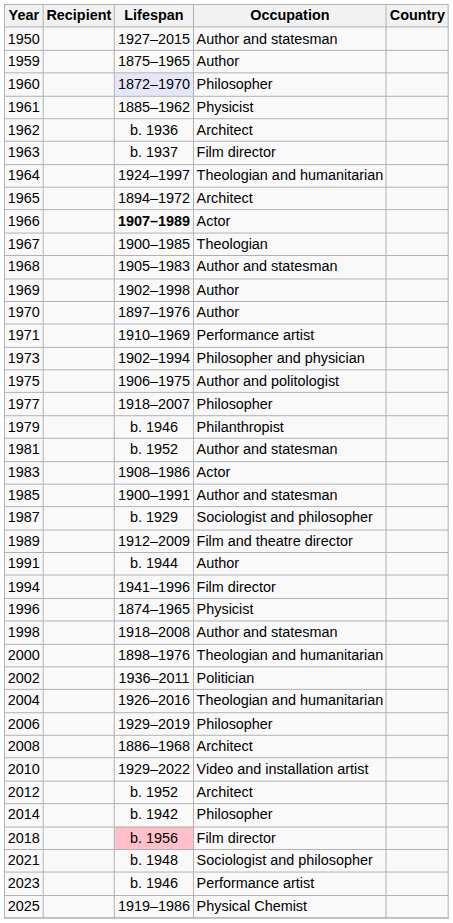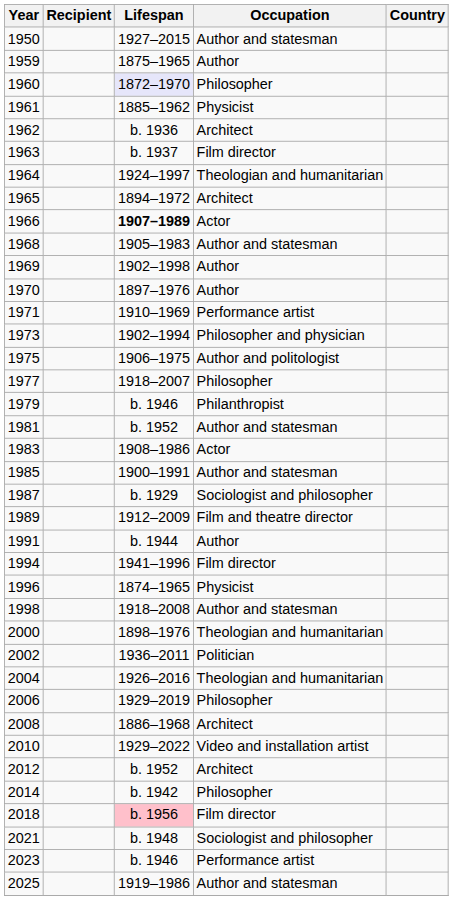- row: (24, 244)
(252, 906) Physical Chemist -> (267, 883) Author and statesman
